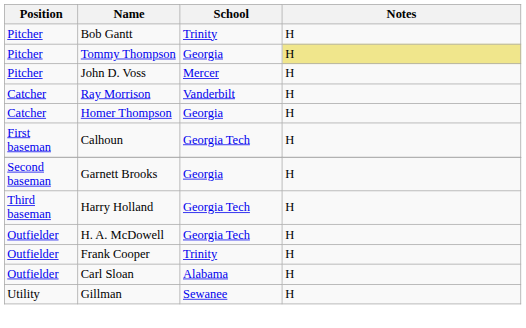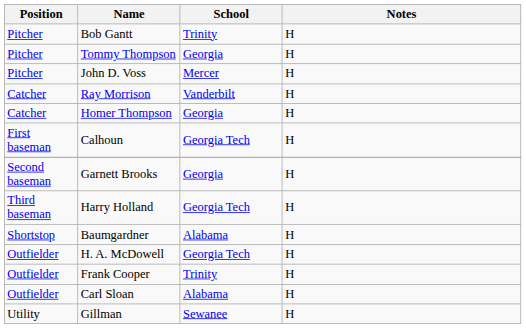(290, 53) khaki background -> (290, 53) no background
+ row: (115, 234)
